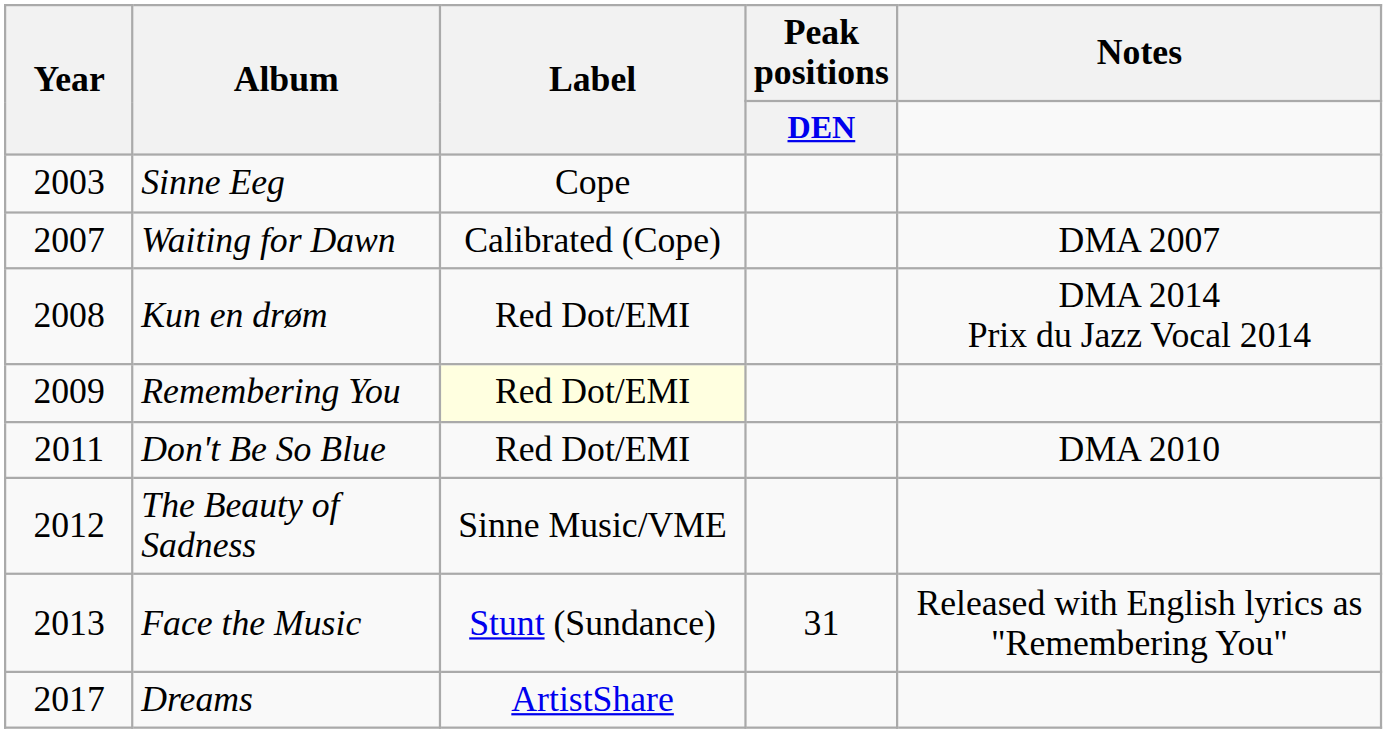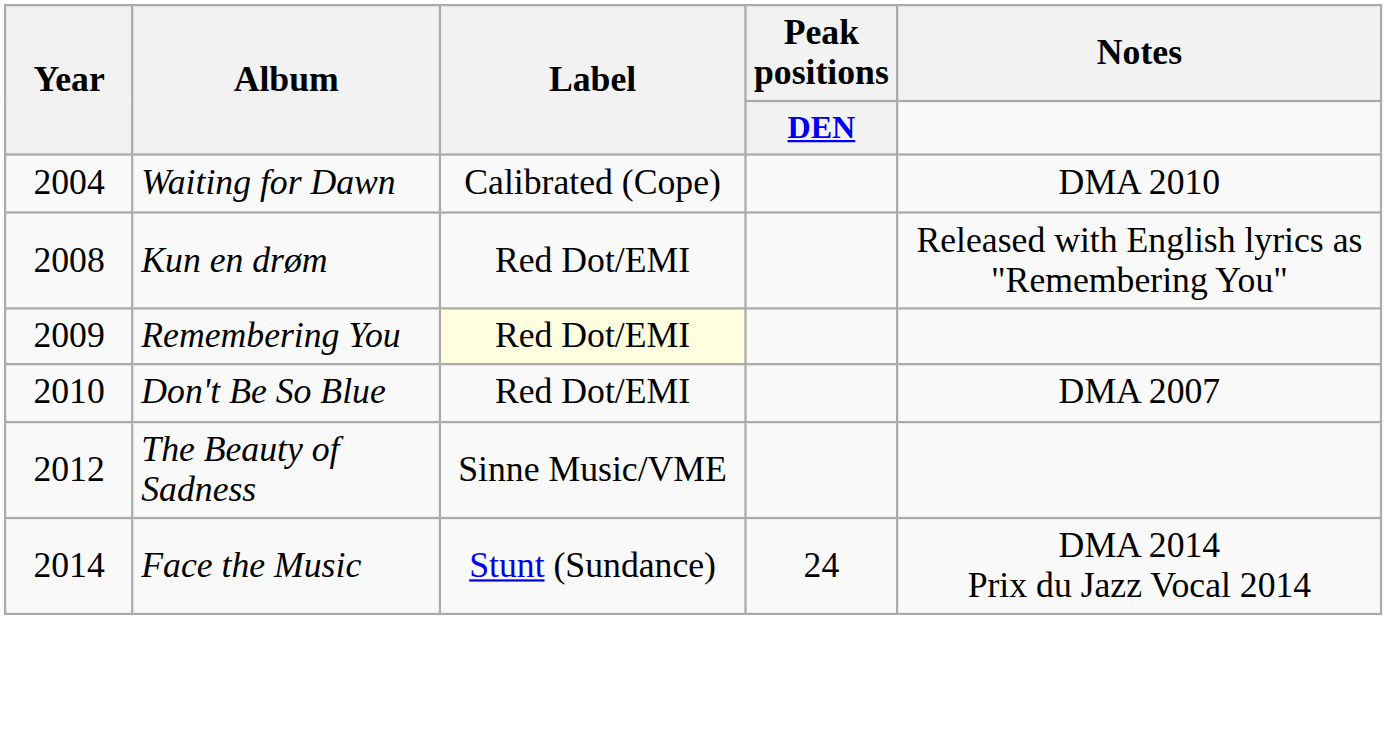- row: (213, 182)
(69, 239) 2007 -> (69, 182) 2004
(1139, 239) DMA 2007 -> (1139, 182) DMA 2010
(1139, 315) DMA 2014 Prix du Jazz Vocal 2014 -> (1139, 259) Released with English lyrics as "Remembering You"
(69, 448) 2011 -> (69, 392) 2010
(1139, 448) DMA 2010 -> (1139, 392) DMA 2007
(69, 622) 2013 -> (69, 565) 2014
(821, 622) 31 -> (821, 565) 24
(1139, 622) Released with English lyrics as "Remembering You" -> (1139, 565) DMA 2014 Prix du Jazz Vocal 2014
- row: (197, 699)
